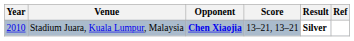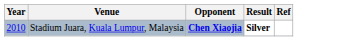- column: (272, 12)
